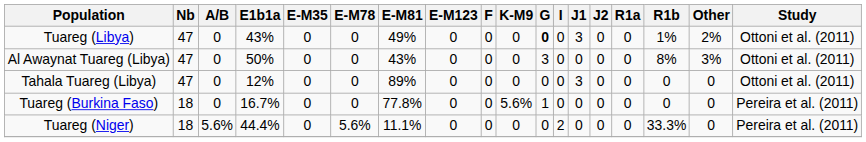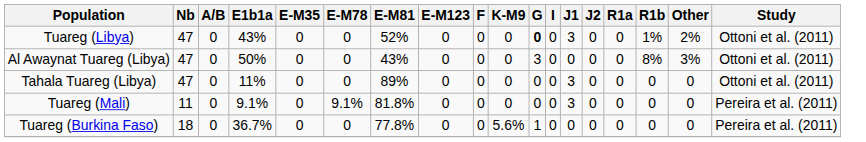(402, 37) 49% -> (394, 37) 52%
(260, 81) 12% -> (252, 81) 11%
+ row: (89, 103)
(260, 103) 16.7% -> (252, 125) 36.7%
- row: (89, 125)
